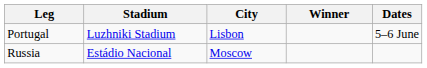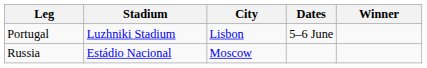columns swapped: (397, 14) <-> (329, 14)
